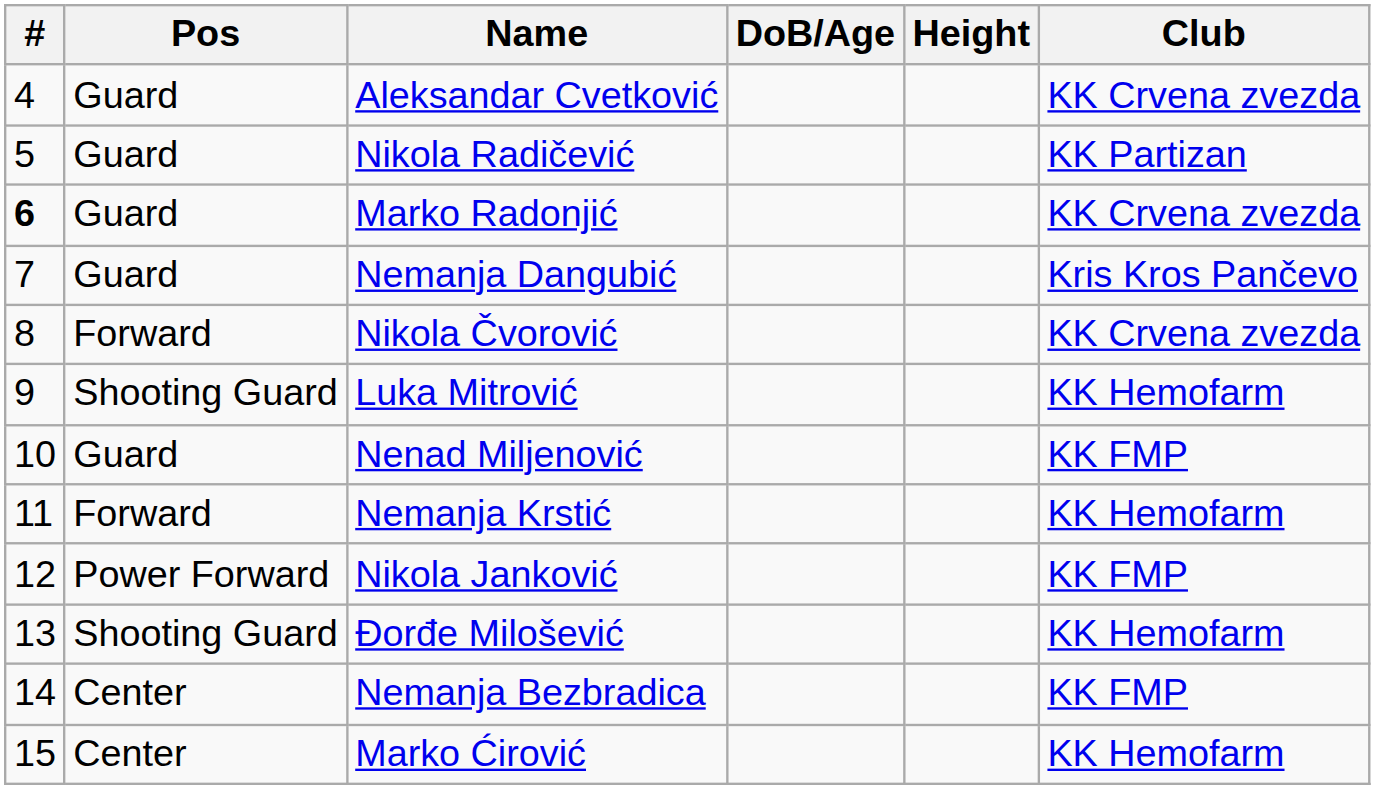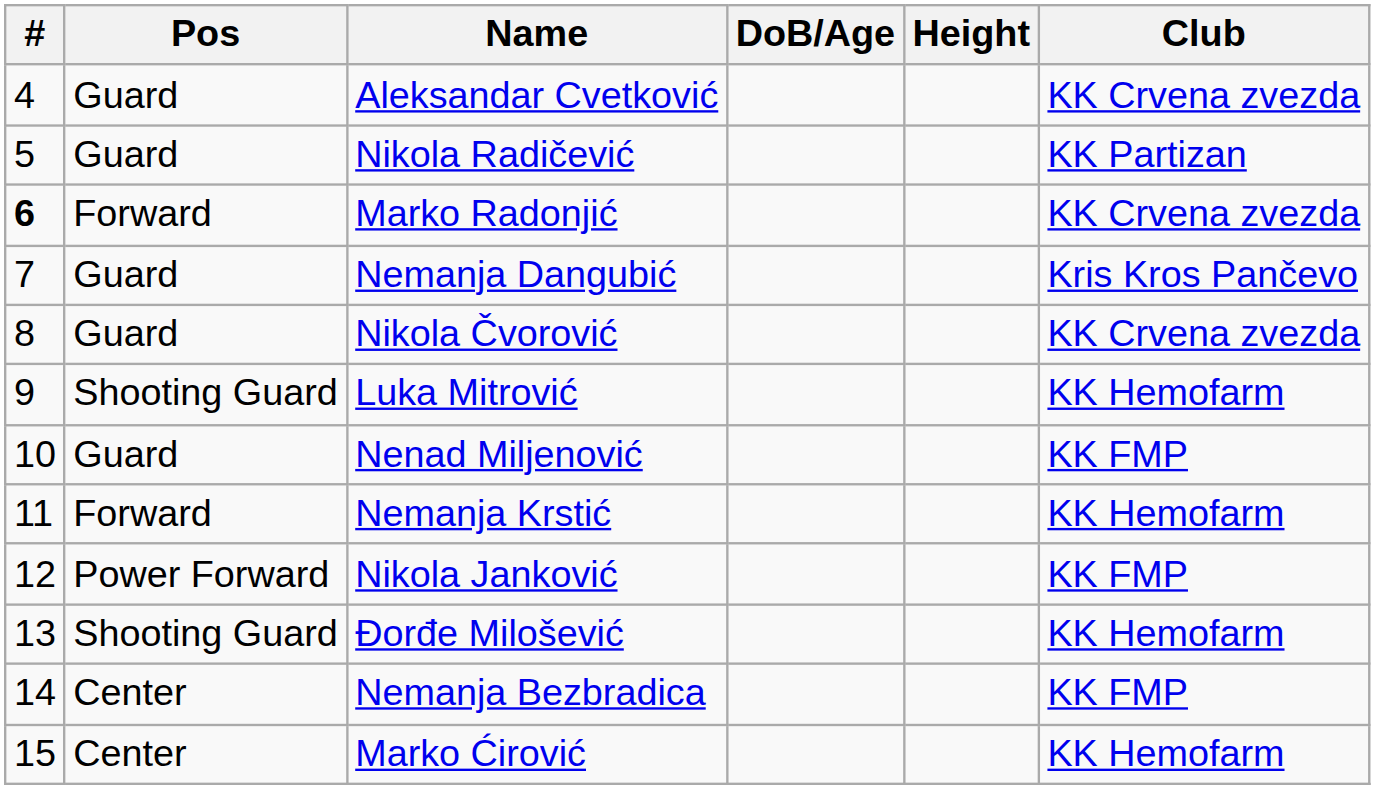(126, 214) Guard -> (143, 214) Forward
(143, 333) Forward -> (126, 333) Guard
